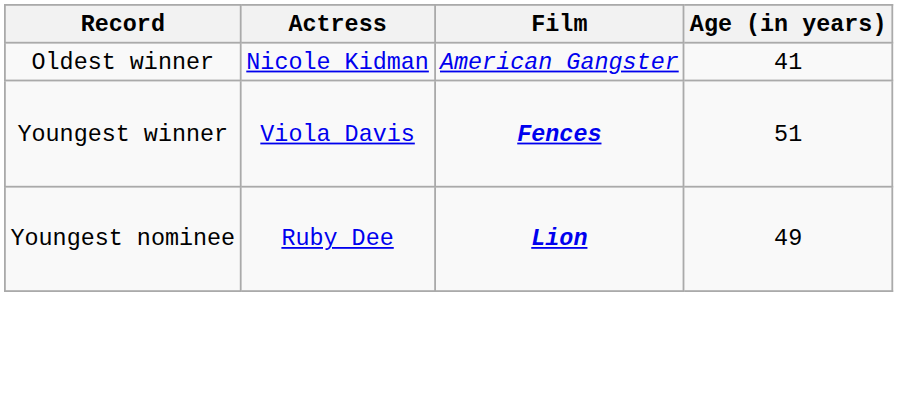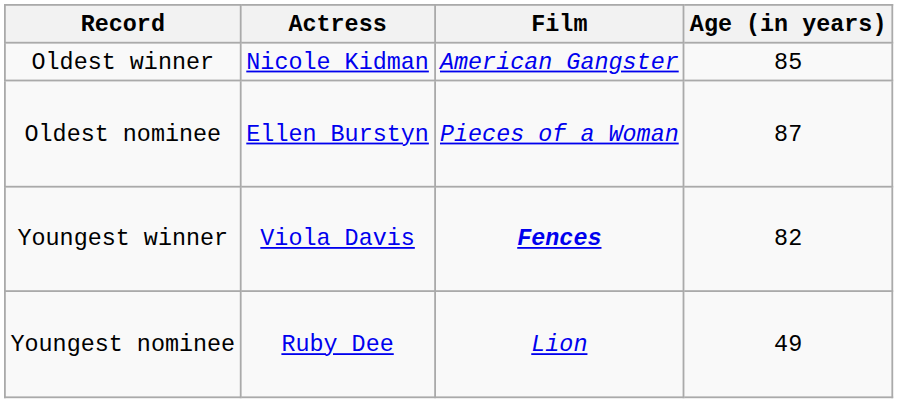(788, 62) 41 -> (788, 62) 85
+ row: (123, 134)
(788, 134) 51 -> (788, 239) 82
(559, 239) bold -> (559, 344) normal
